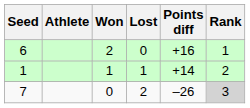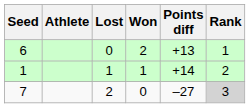columns swapped: (109, 22) <-> (143, 22)
(183, 50) +16 -> (183, 50) +13
(183, 92) –26 -> (183, 92) –27
